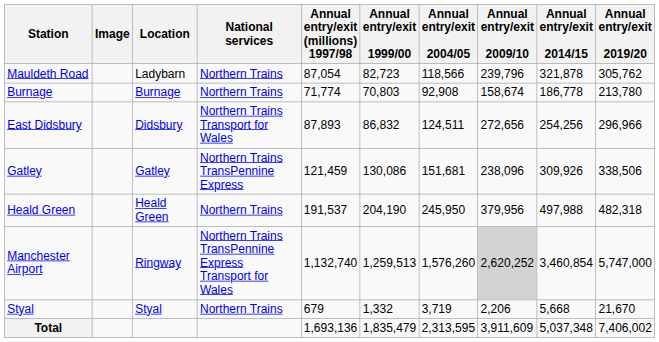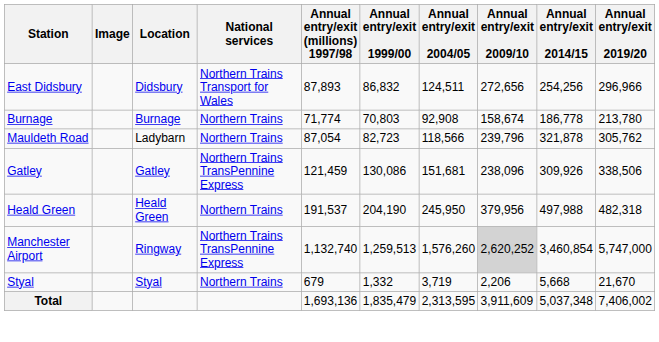rows swapped: (48, 73) <-> (44, 125)
(241, 263) Northern Trains TransPennine Express Transport for Wales -> (241, 249) Northern Trains TransPennine Express
